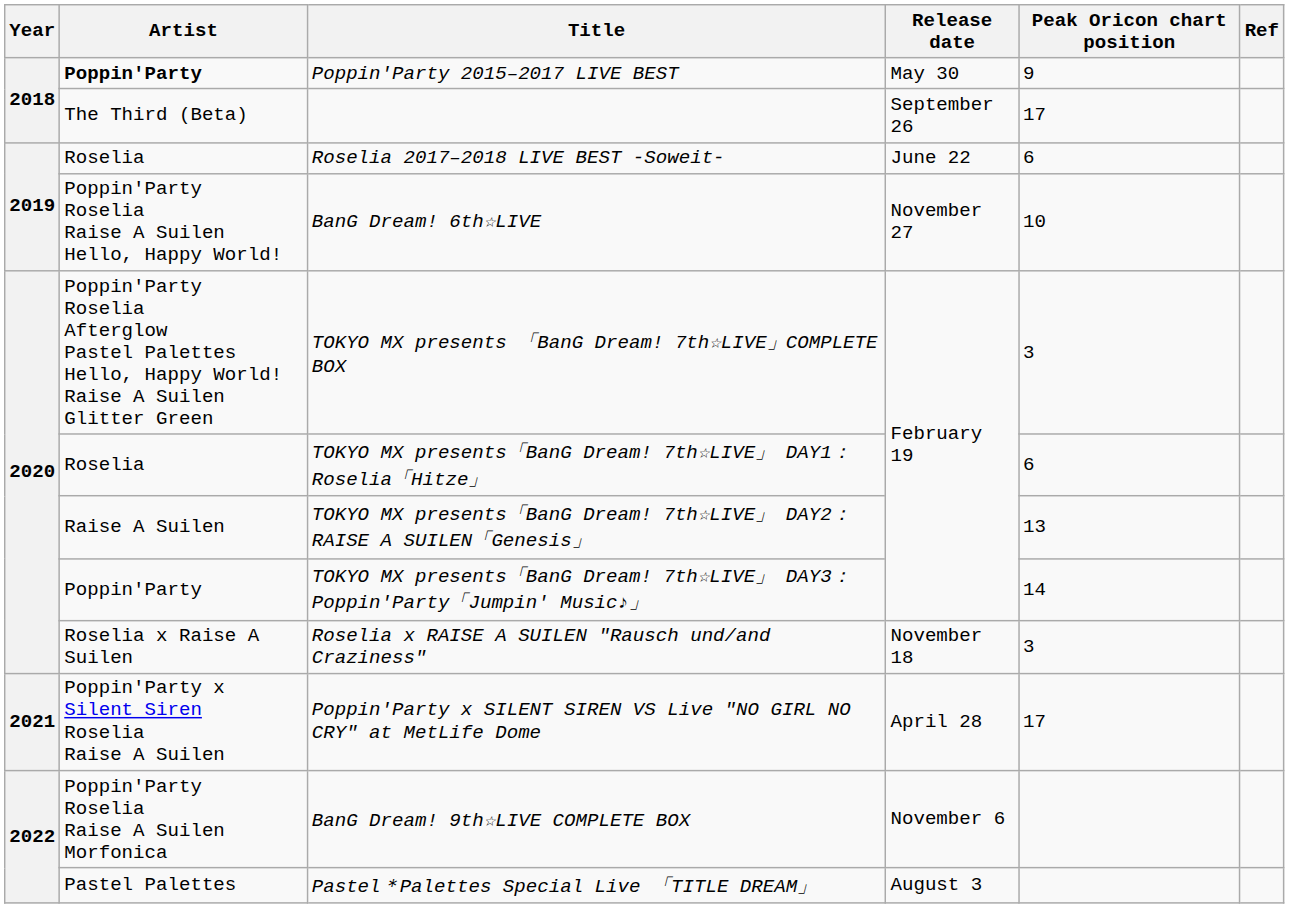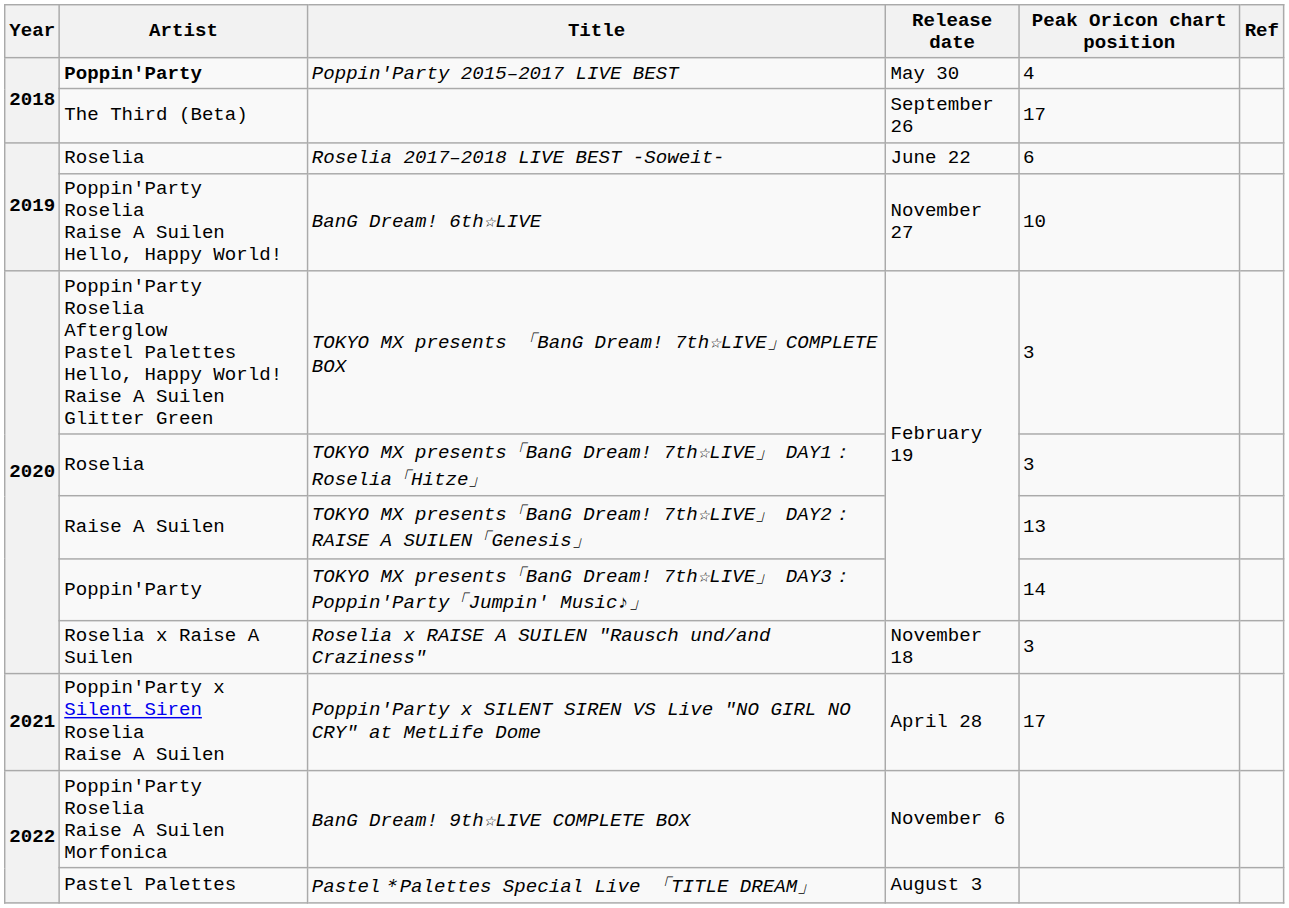(1029, 74) 9 -> (1029, 74) 4
(1029, 465) 6 -> (1029, 465) 3
